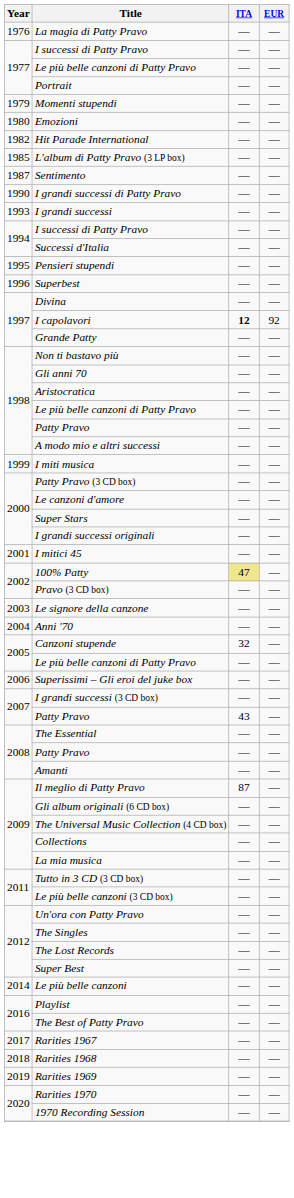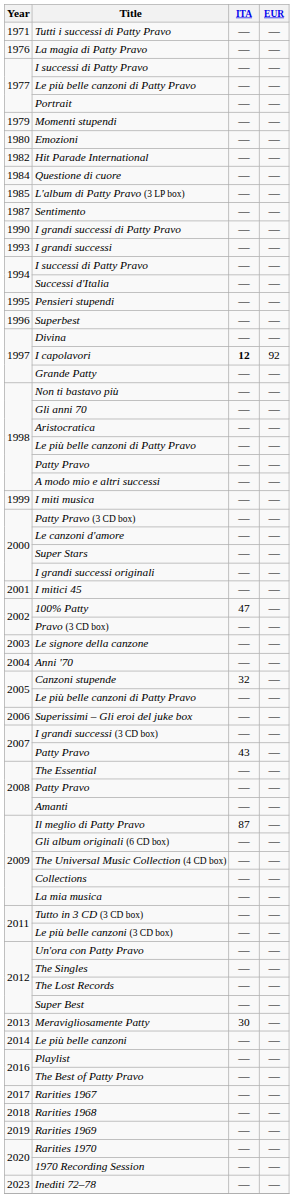+ row: (18, 31)
+ row: (18, 175)
(244, 572) khaki background -> (244, 608) no background
+ row: (18, 1022)
+ row: (18, 1184)
